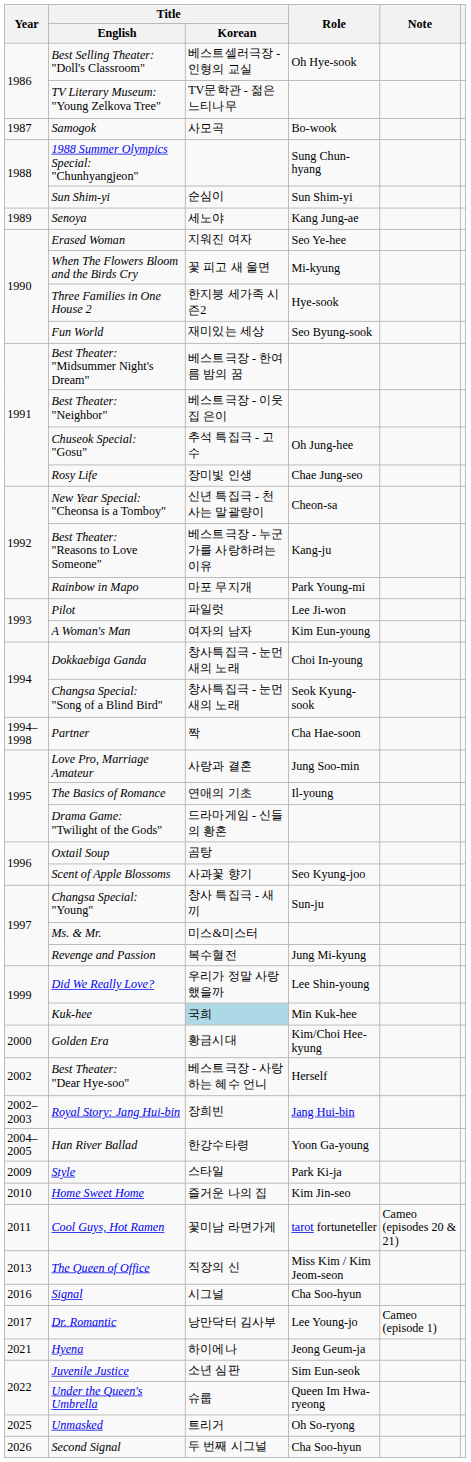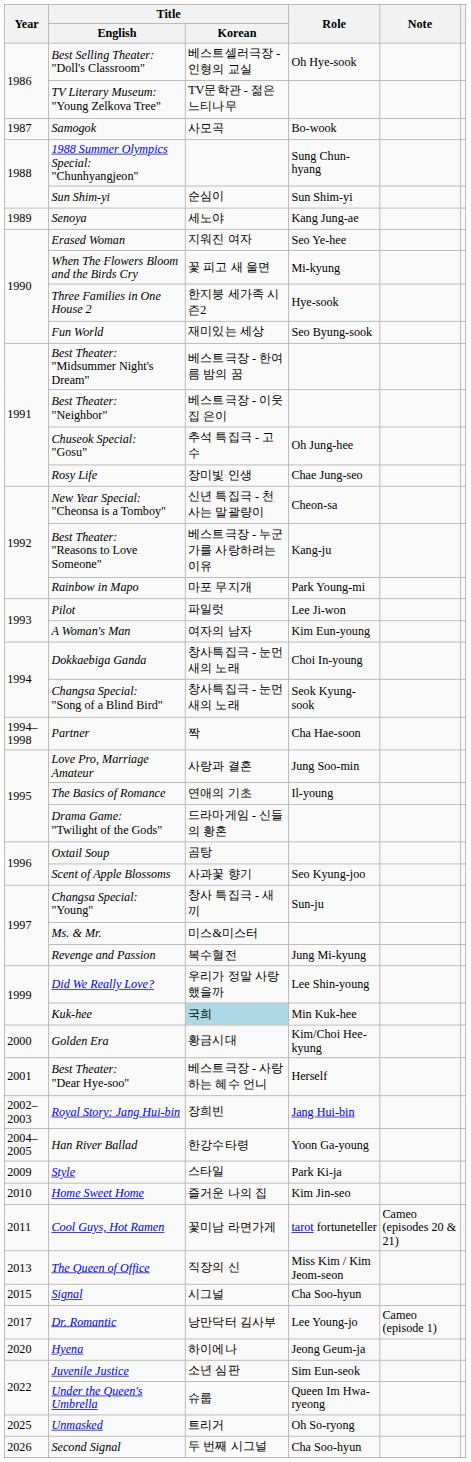(19, 1076) 2002 -> (19, 1076) 2001
(19, 1294) 2016 -> (19, 1294) 2015
(19, 1349) 2021 -> (19, 1349) 2020
